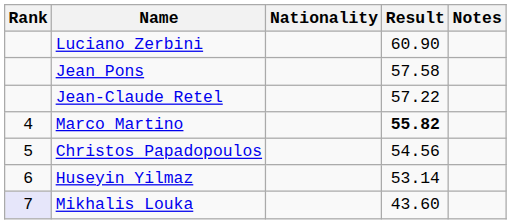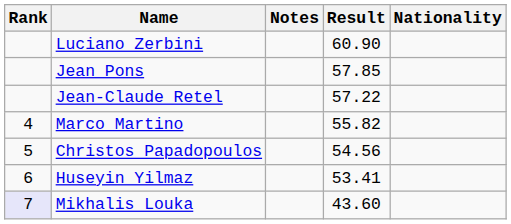columns swapped: (324, 18) <-> (477, 18)
(415, 71) 57.58 -> (356, 71) 57.85
(415, 125) bold -> (356, 125) normal
(415, 178) 53.14 -> (356, 178) 53.41
